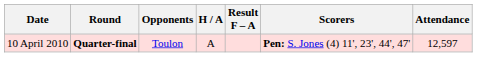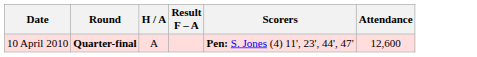- column: (168, 19)
(442, 43) 12,597 -> (386, 43) 12,600
